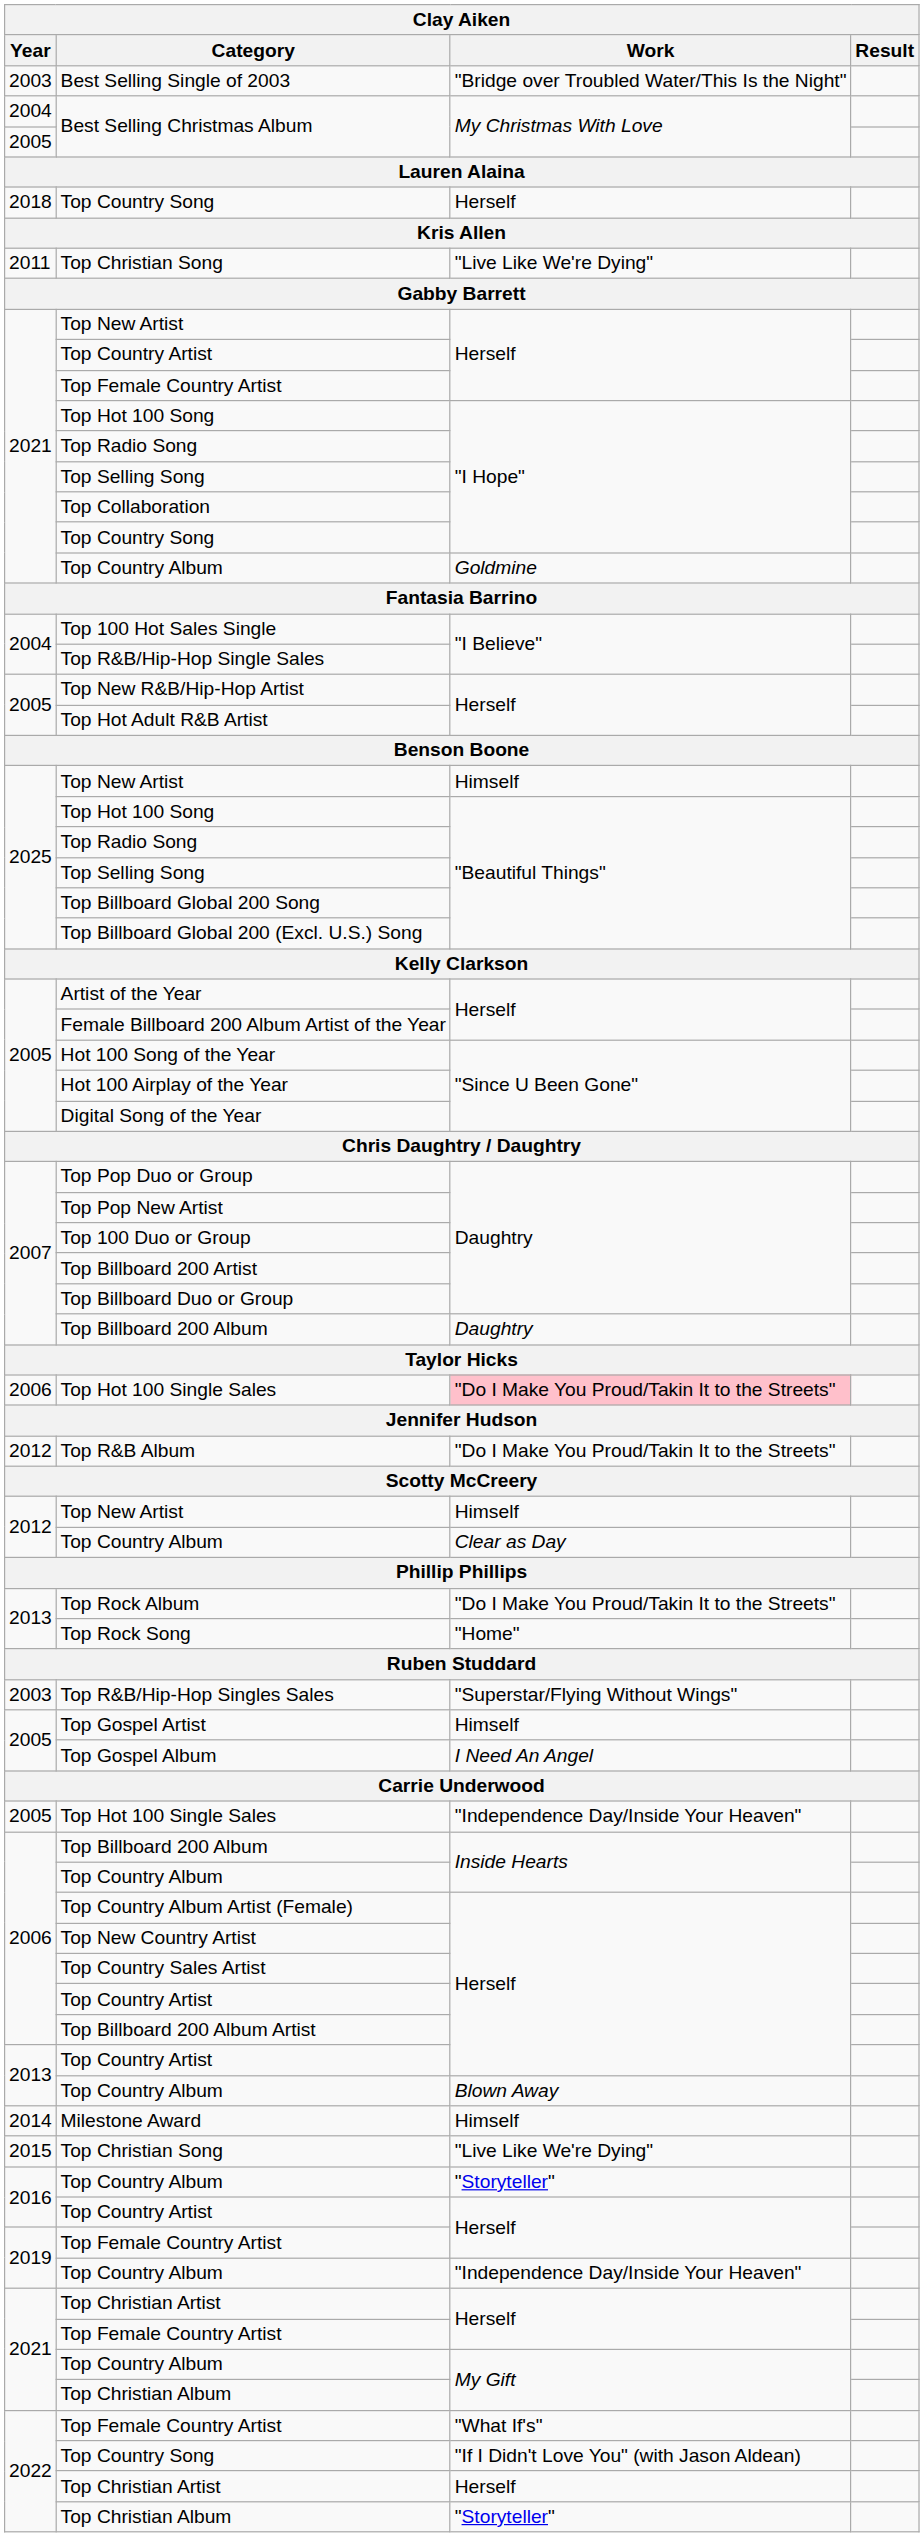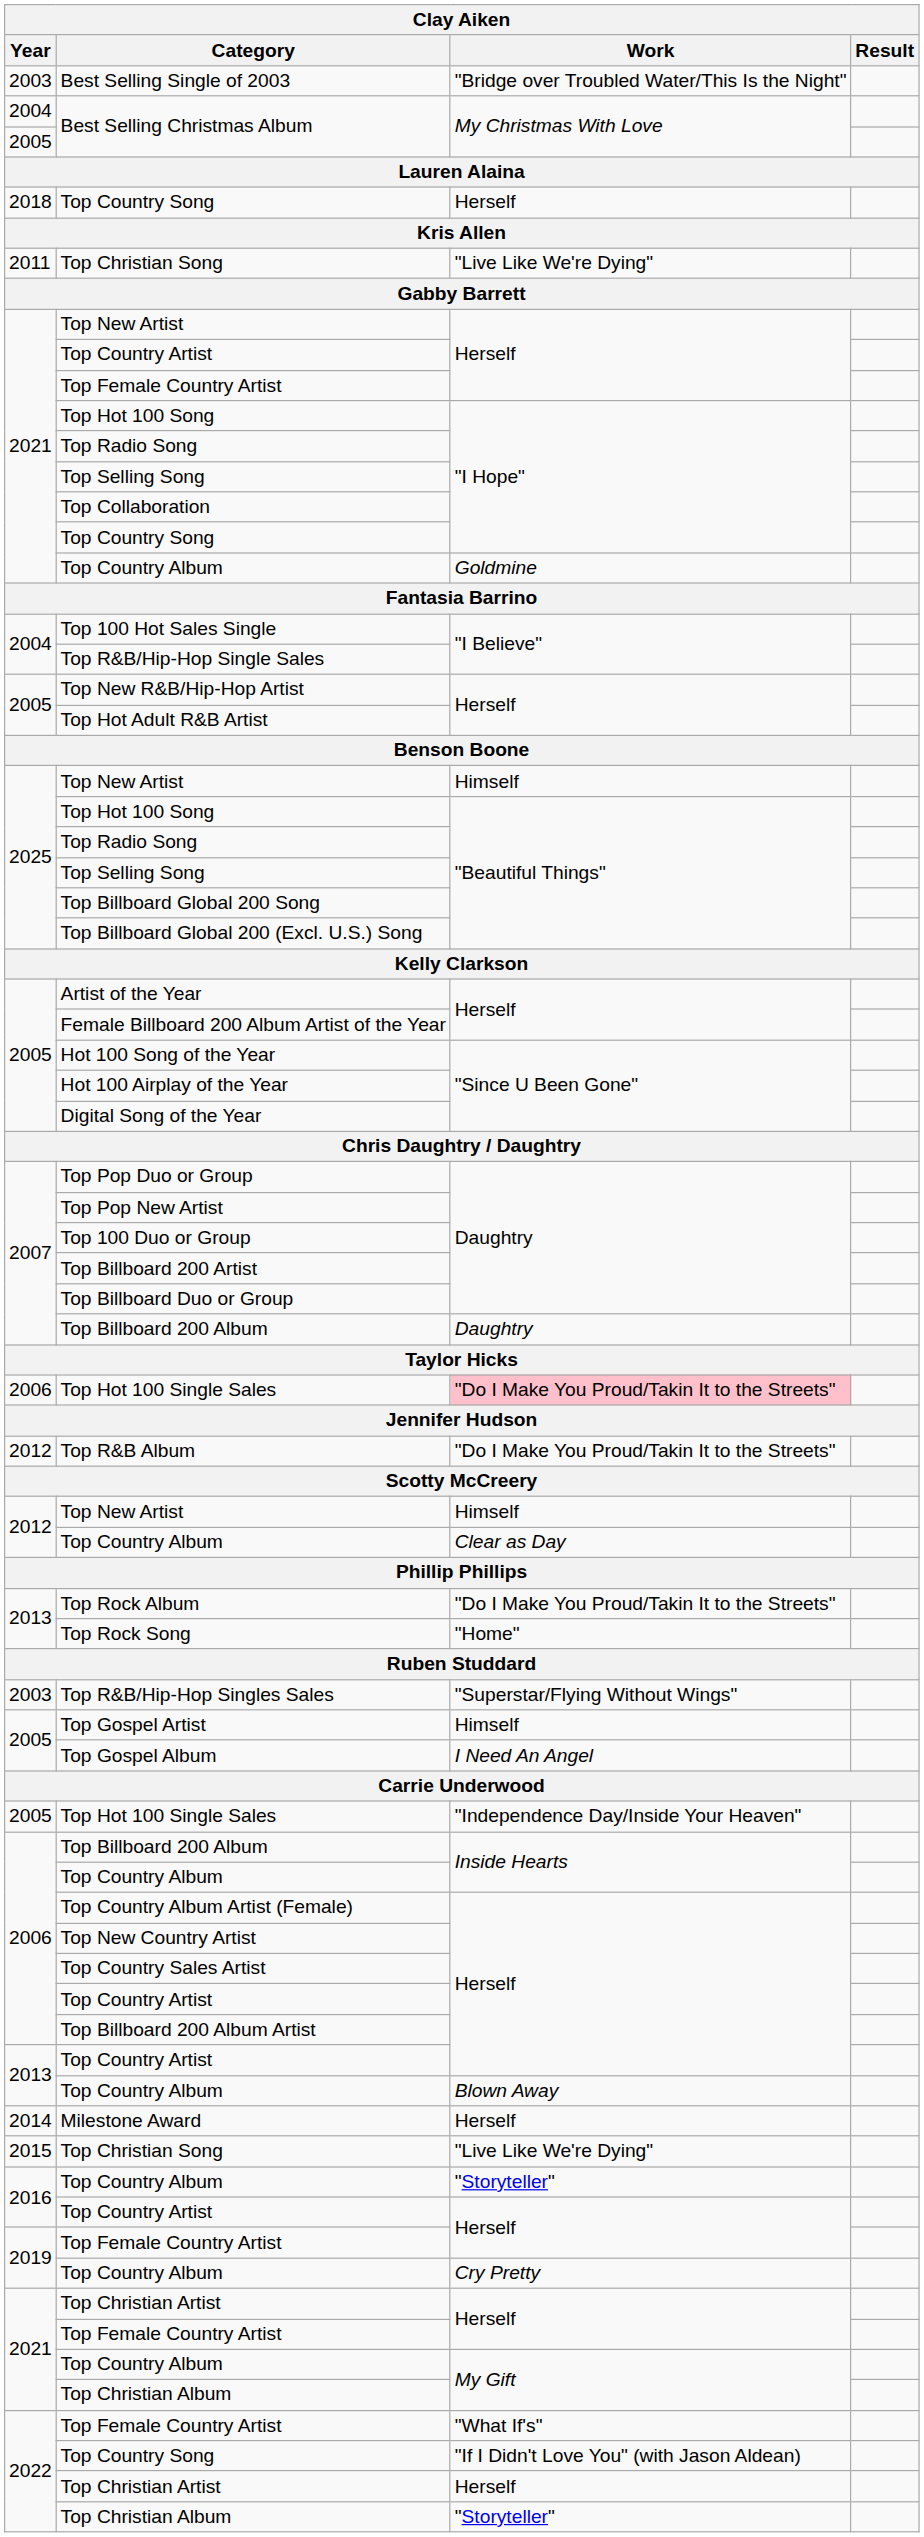(487, 2120) Himself -> (485, 2120) Herself
(628, 2273) "Independence Day/Inside Your Heaven" -> (497, 2273) Cry Pretty
